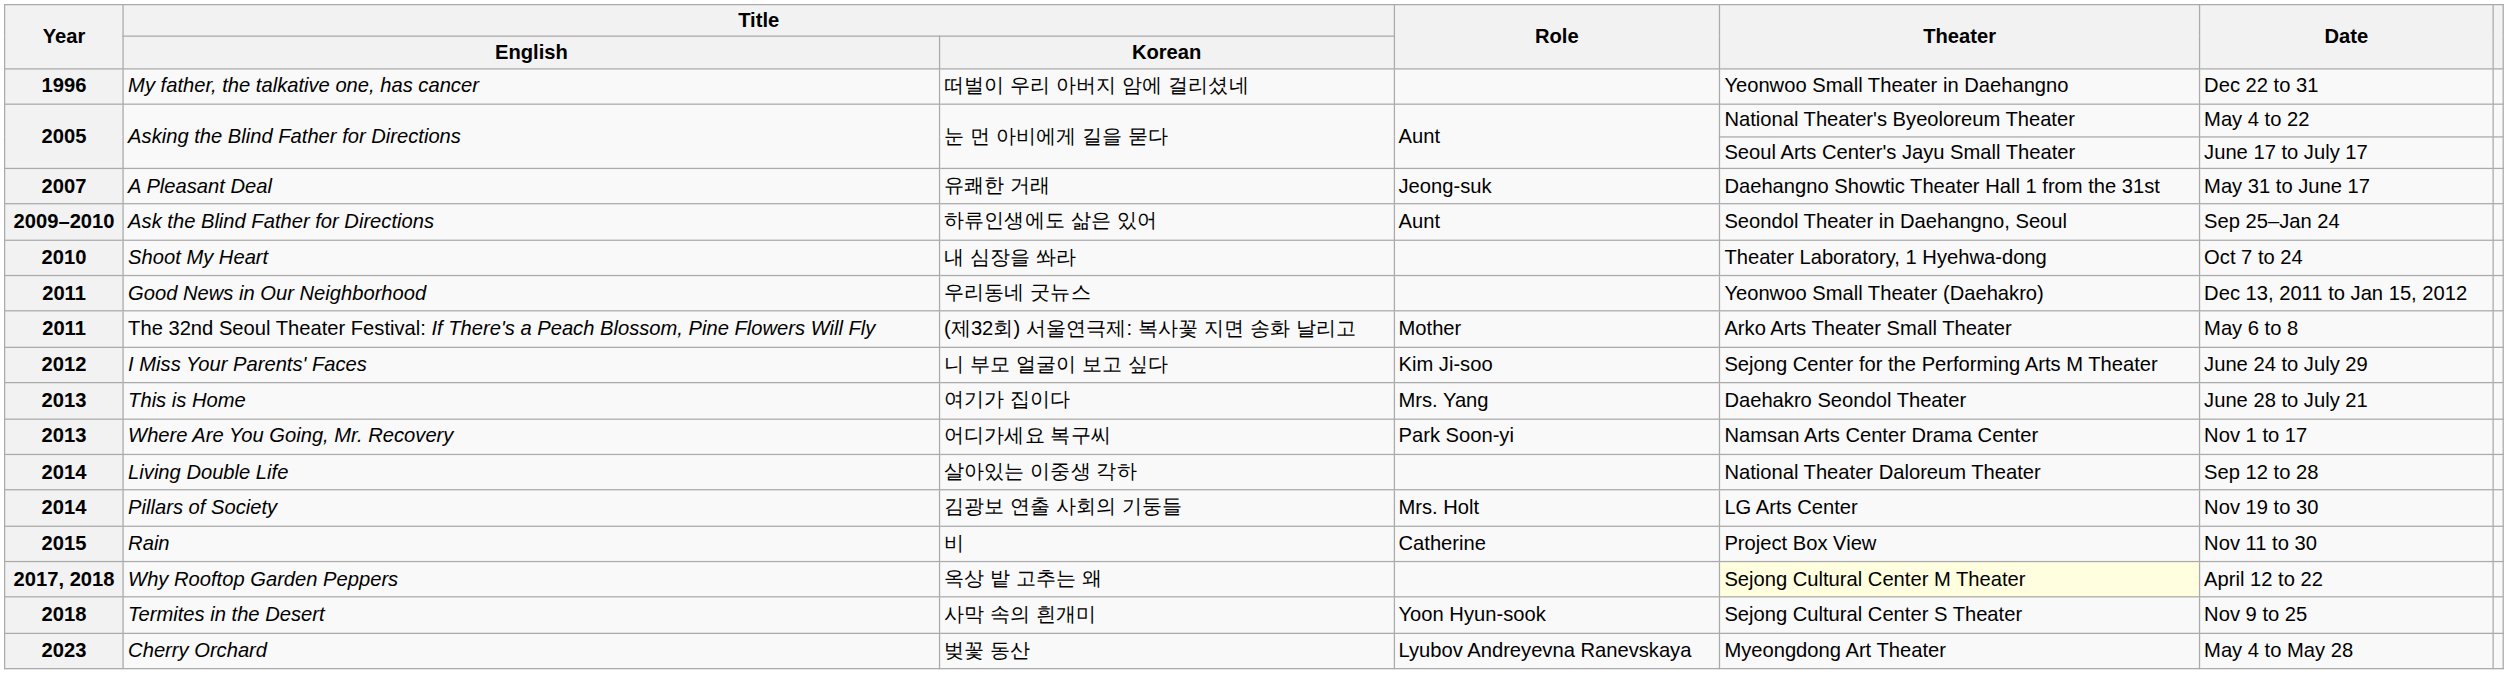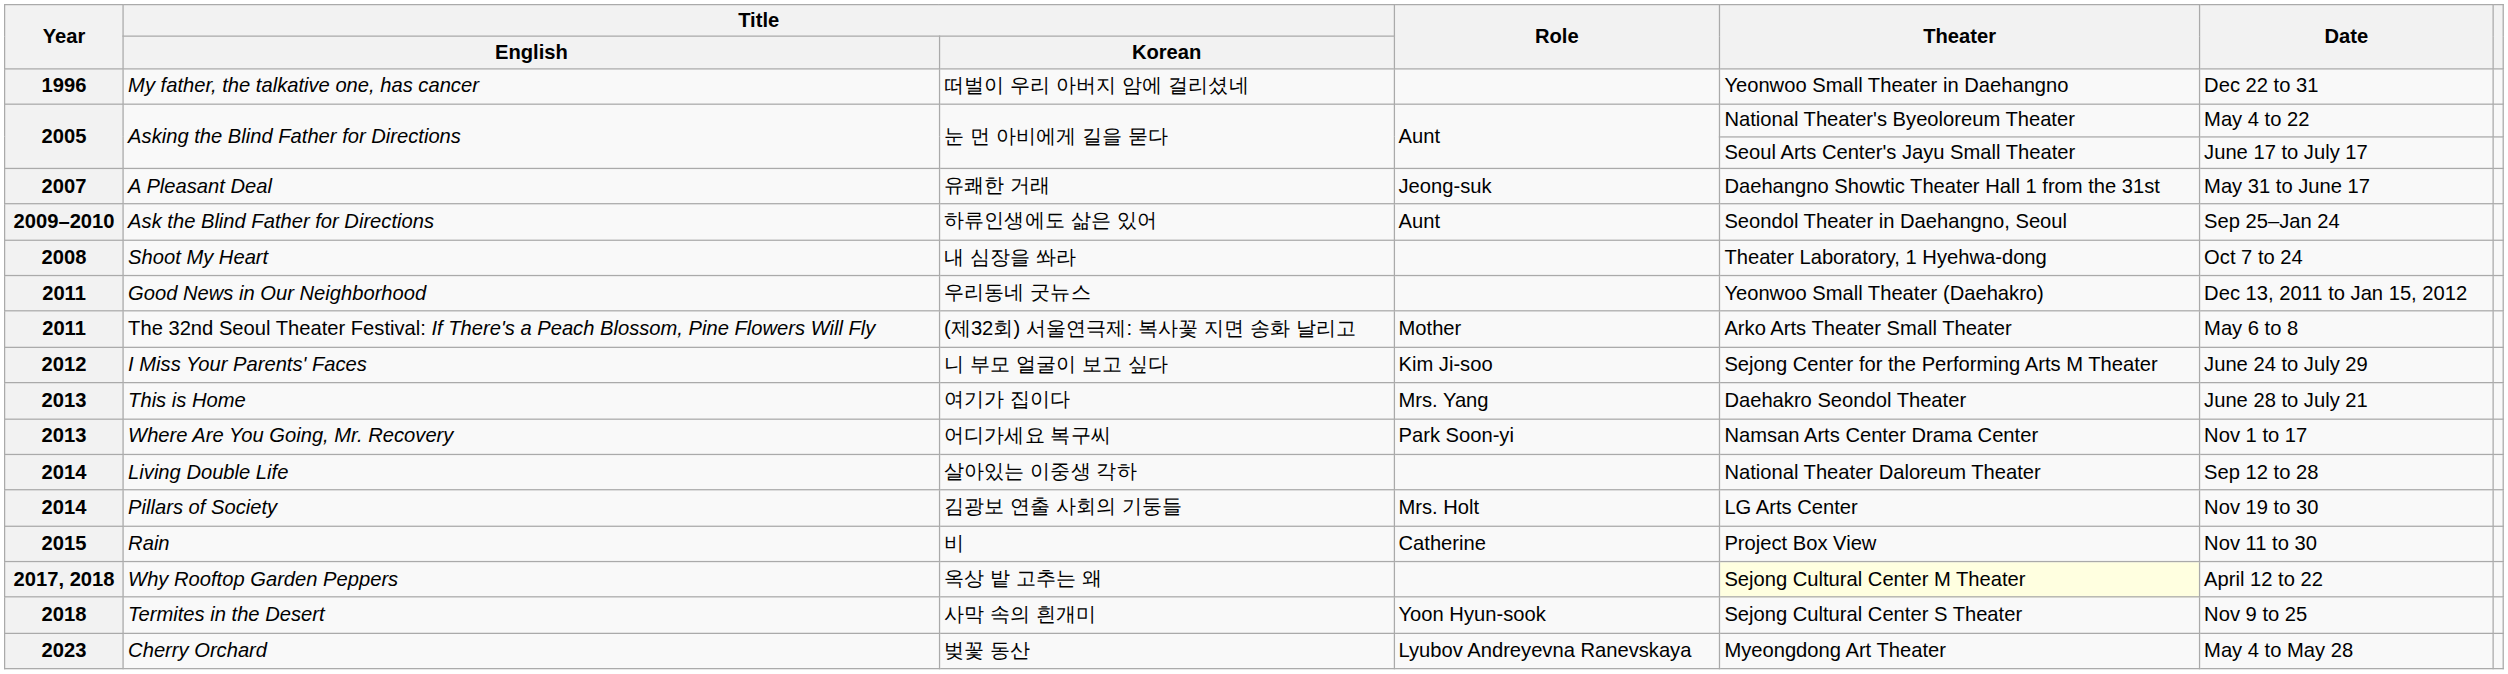(64, 257) 2010 -> (64, 257) 2008
